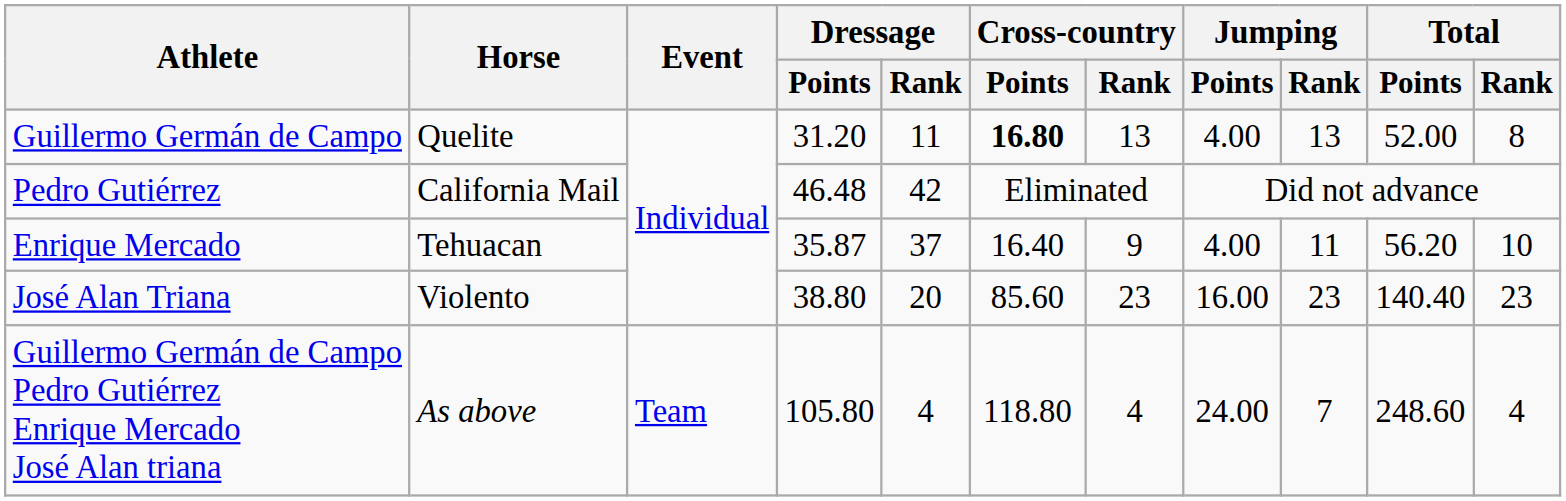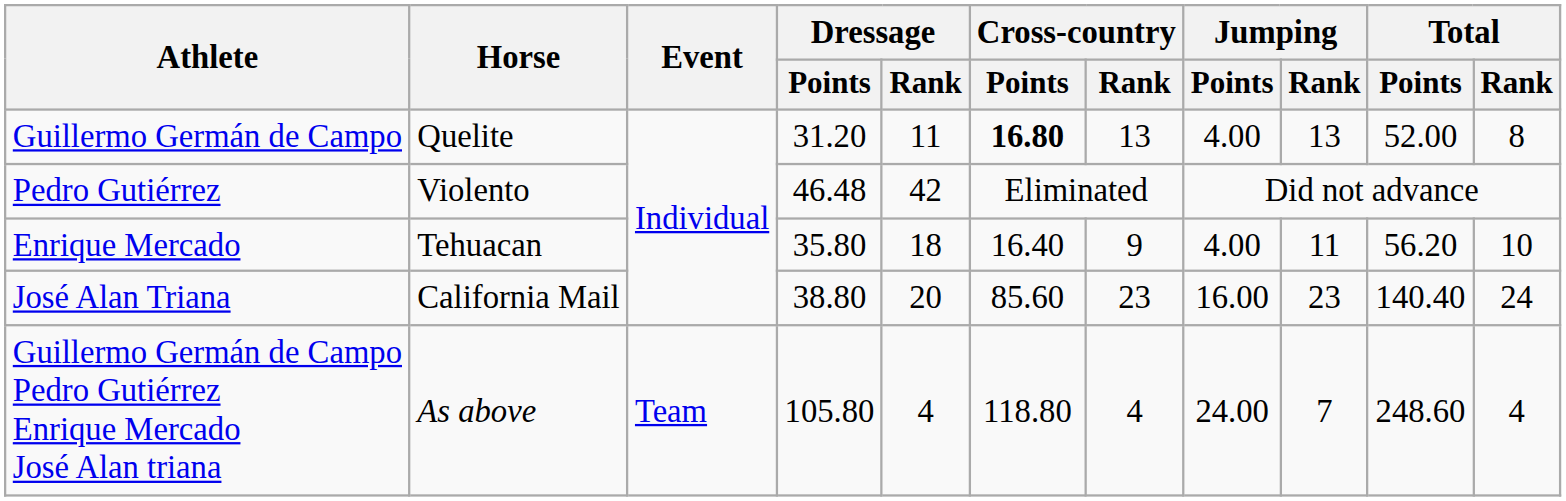(518, 190) California Mail -> (473, 190) Violento
(829, 244) 35.87 -> (829, 244) 35.80
(926, 244) 37 -> (926, 244) 18
(473, 298) Violento -> (518, 298) California Mail
(1517, 298) 23 -> (1517, 298) 24
